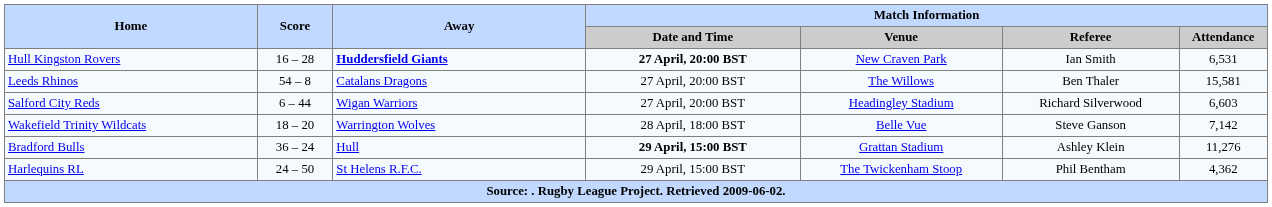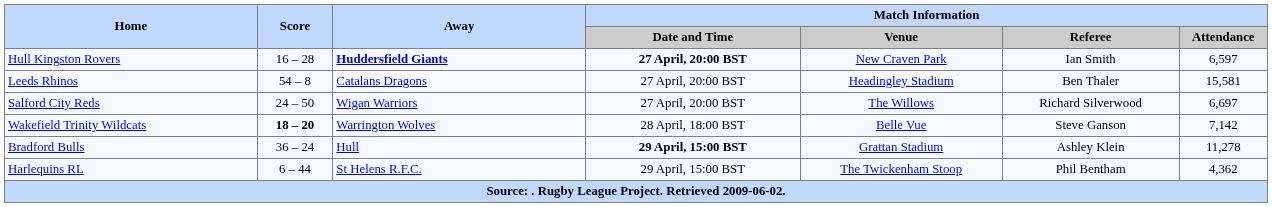(1223, 59) 6,531 -> (1223, 59) 6,597
(901, 81) The Willows -> (901, 81) Headingley Stadium
(295, 103) 6 – 44 -> (295, 103) 24 – 50
(901, 103) Headingley Stadium -> (901, 103) The Willows
(1223, 103) 6,603 -> (1223, 103) 6,697
(295, 125) normal -> (295, 125) bold
(1223, 147) 11,276 -> (1223, 147) 11,278
(295, 169) 24 – 50 -> (295, 169) 6 – 44
